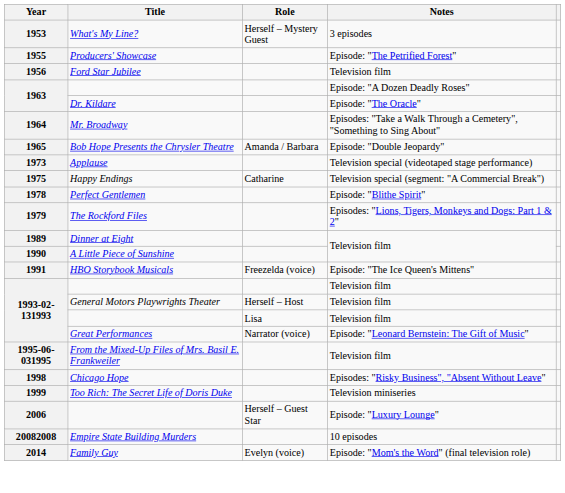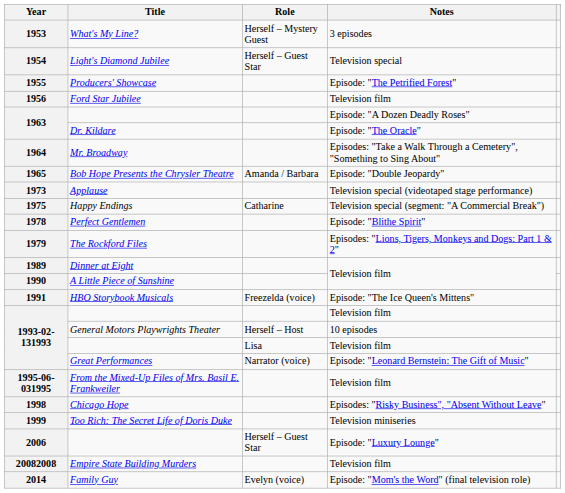+ row: (36, 61)
(360, 302) Television film -> (353, 329) 10 episodes
(353, 436) 10 episodes -> (360, 464) Television film
